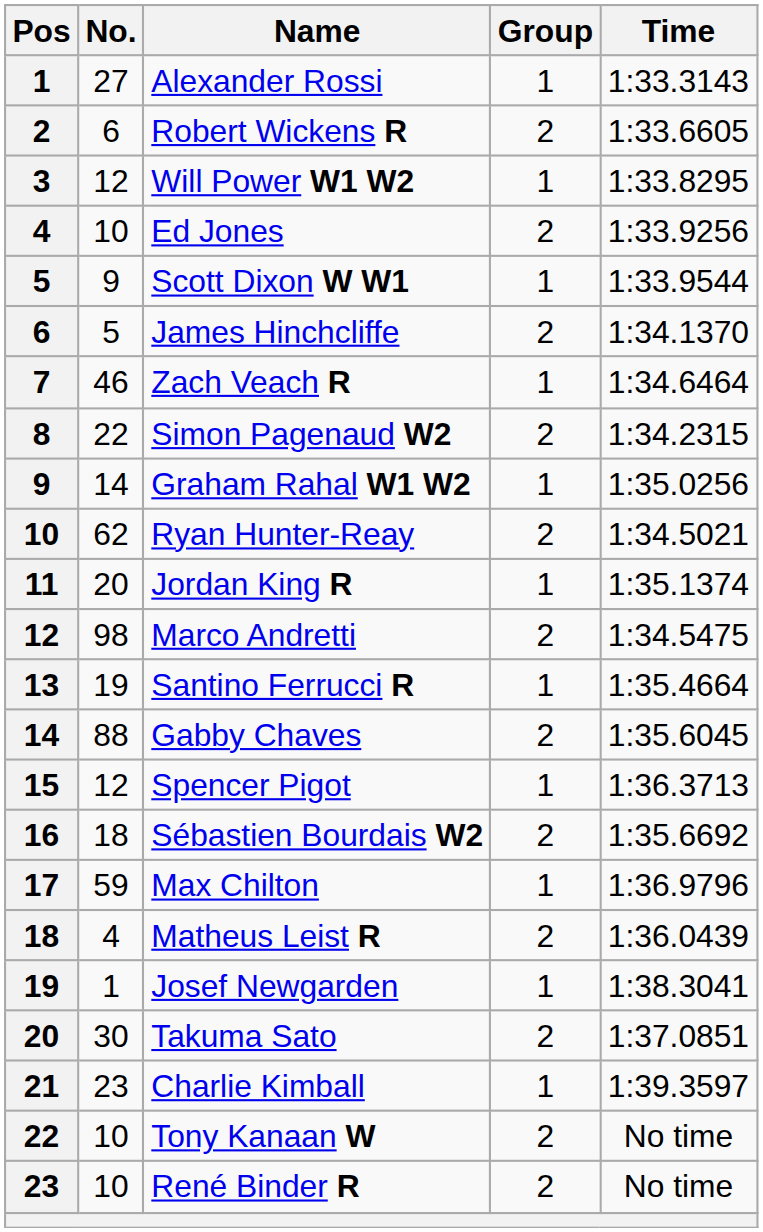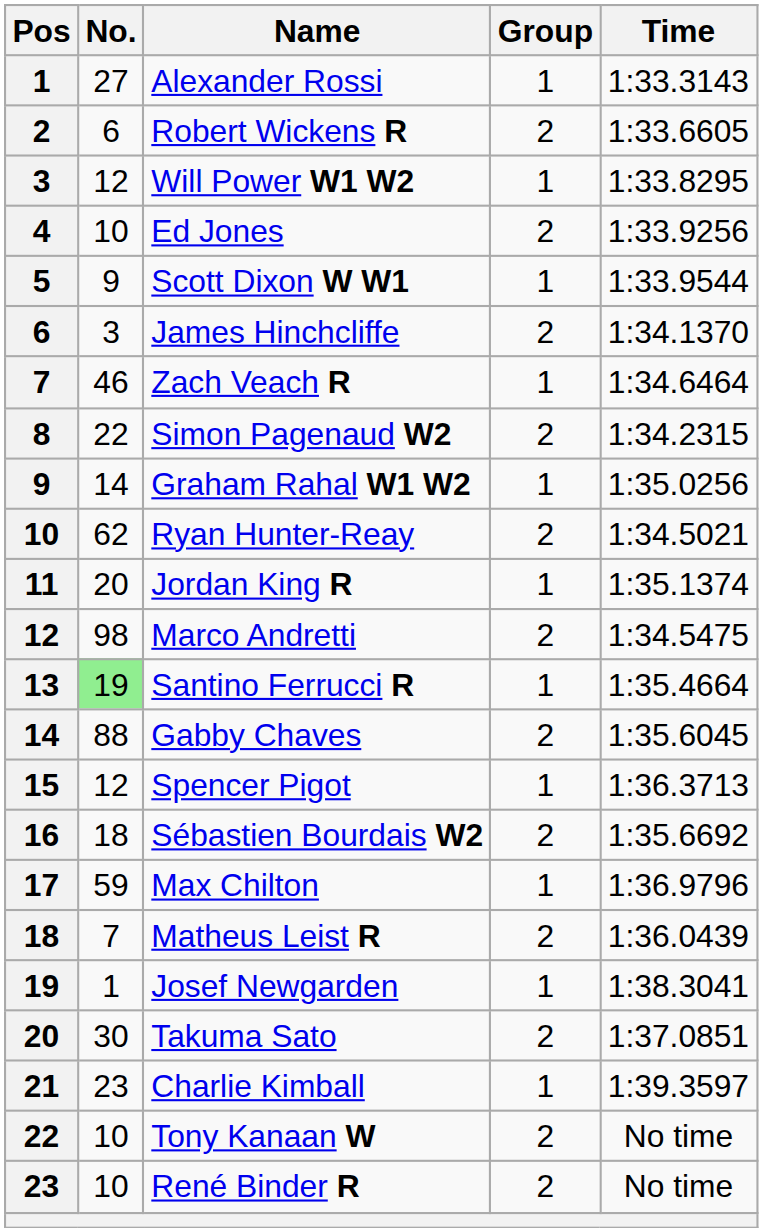(111, 332) 5 -> (111, 332) 3
(111, 684) no background -> (111, 684) lightgreen background
(111, 936) 4 -> (111, 936) 7
